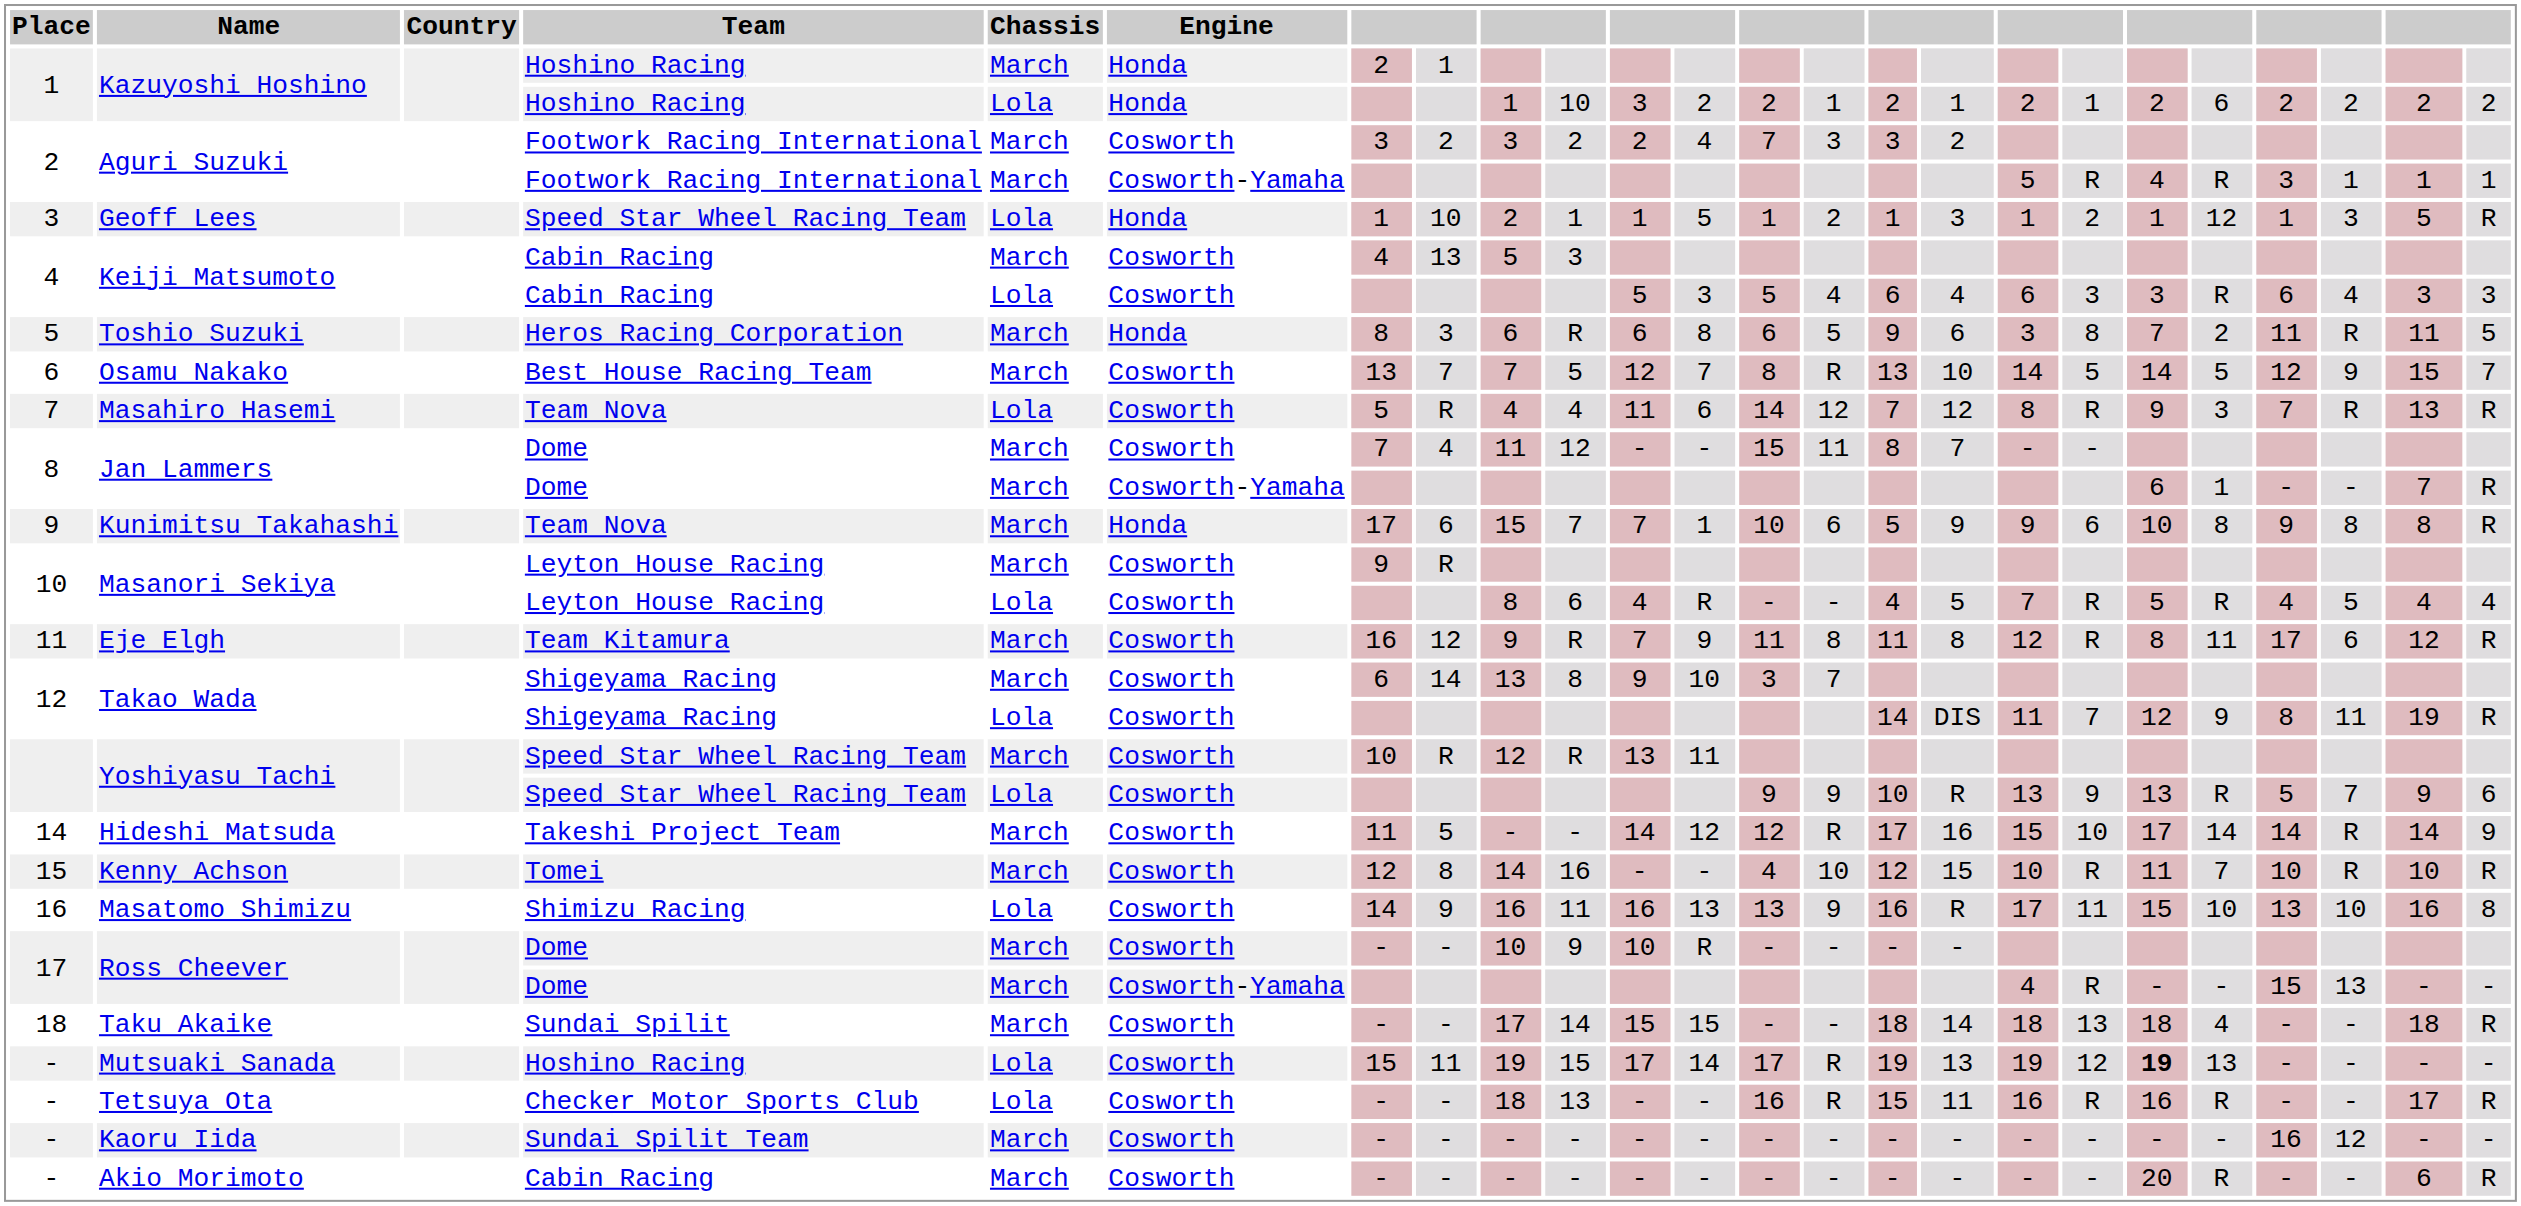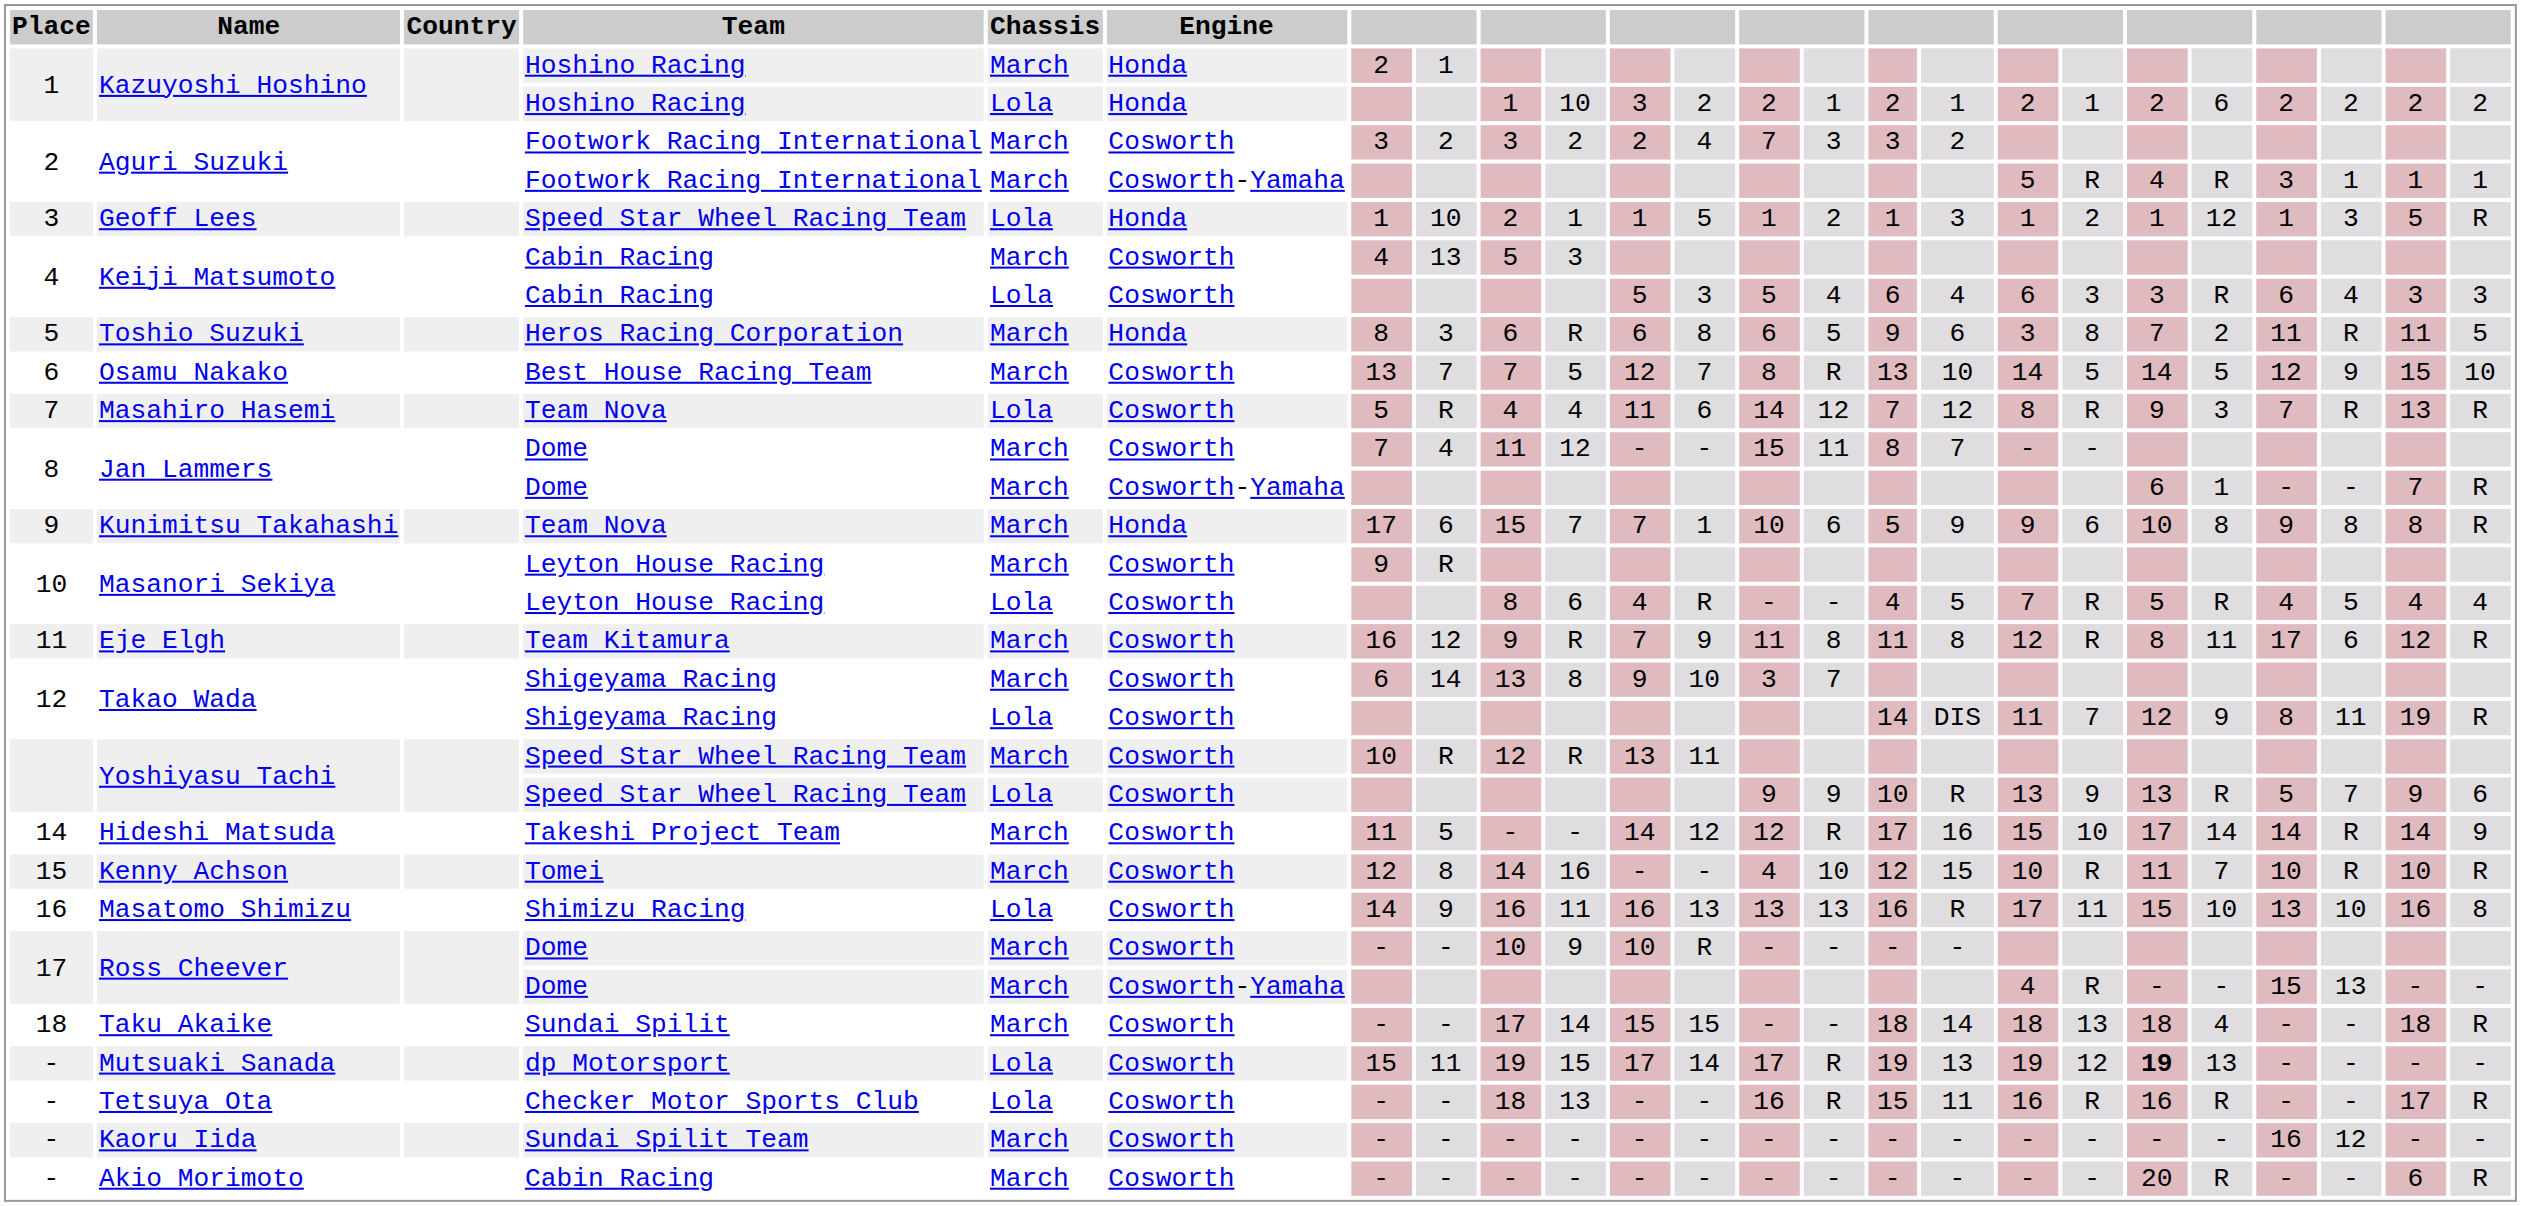(2489, 373) 7 -> (2480, 373) 10
(1834, 910) 9 -> (1834, 910) 13
(635, 1063) Hoshino Racing -> (627, 1063) dp Motorsport
